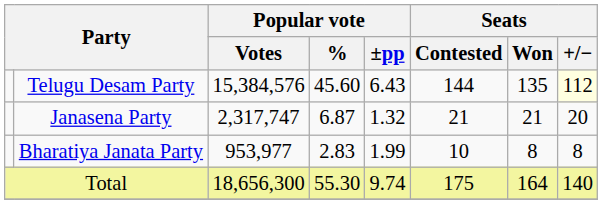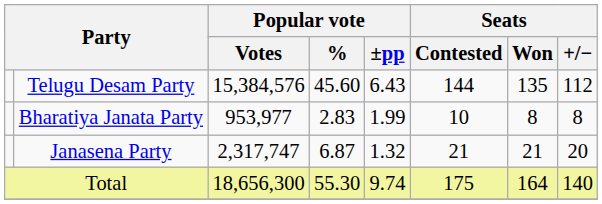(578, 85) lightyellow background -> (578, 85) no background
rows swapped: (111, 118) <-> (111, 150)
